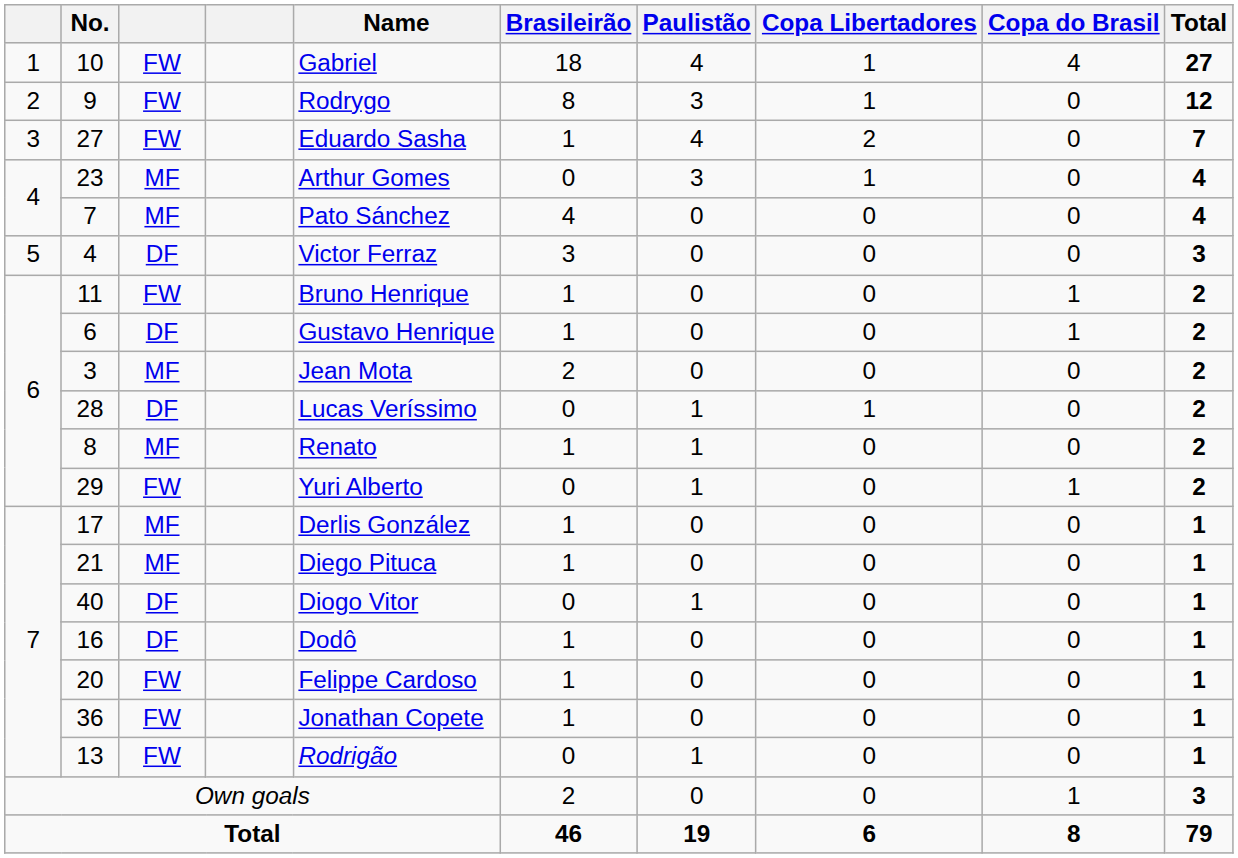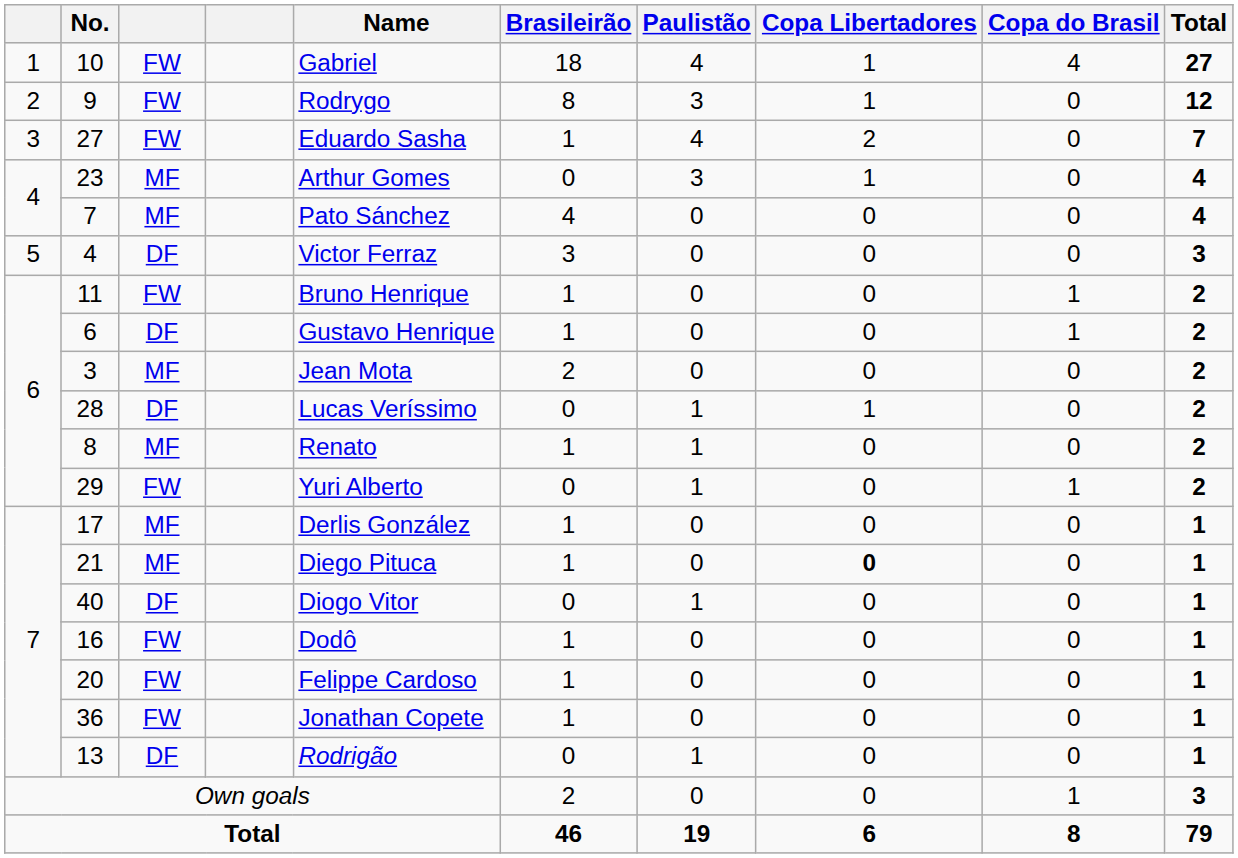(869, 563) normal -> (869, 563) bold
(162, 640) DF -> (162, 640) FW
(162, 756) FW -> (162, 756) DF
